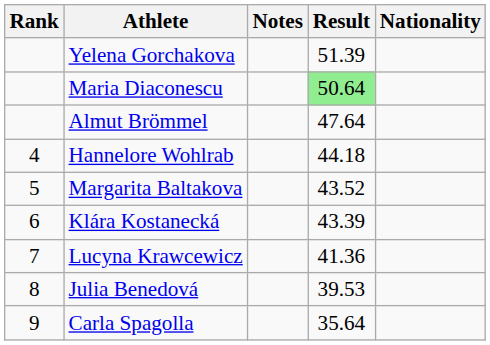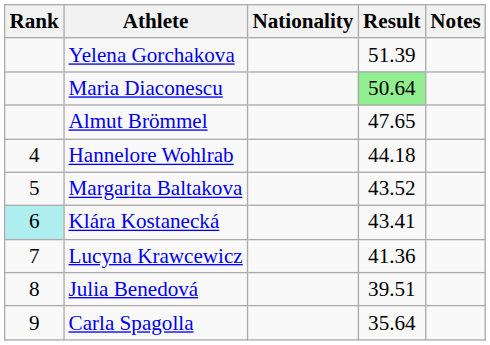columns swapped: (430, 21) <-> (278, 21)
(341, 121) 47.64 -> (392, 121) 47.65
(34, 222) no background -> (34, 222) paleturquoise background
(341, 222) 43.39 -> (392, 222) 43.41
(341, 289) 39.53 -> (392, 289) 39.51
